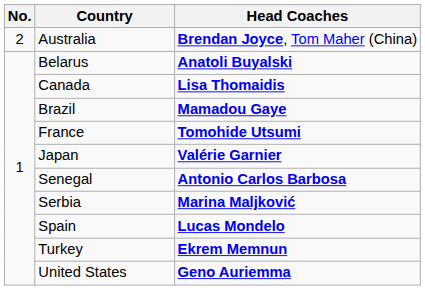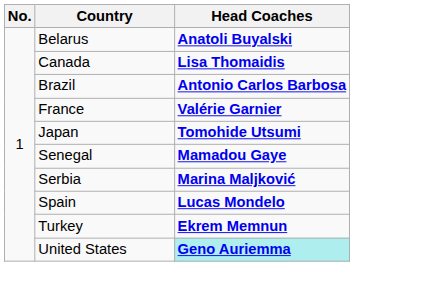- row: (67, 39)
(232, 109) Mamadou Gaye -> (262, 86) Antonio Carlos Barbosa
(239, 132) Tomohide Utsumi -> (230, 109) Valérie Garnier
(230, 156) Valérie Garnier -> (239, 132) Tomohide Utsumi
(262, 179) Antonio Carlos Barbosa -> (232, 156) Mamadou Gaye
(234, 272) no background -> (234, 249) paleturquoise background
